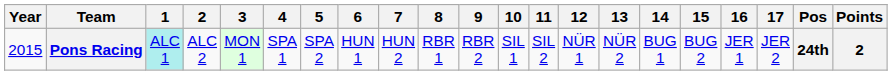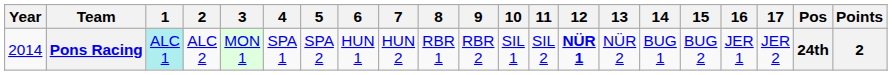(25, 49) 2015 -> (25, 49) 2014
(579, 49) normal -> (579, 49) bold
